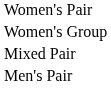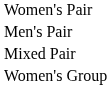rows swapped: (38, 76) <-> (56, 32)
